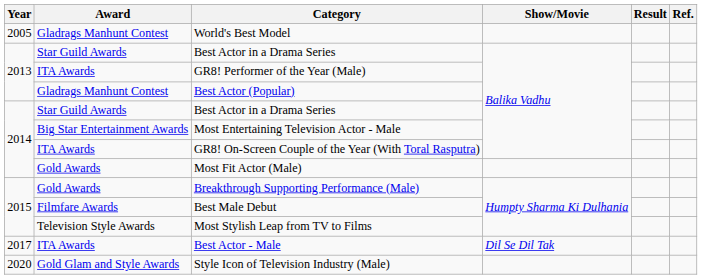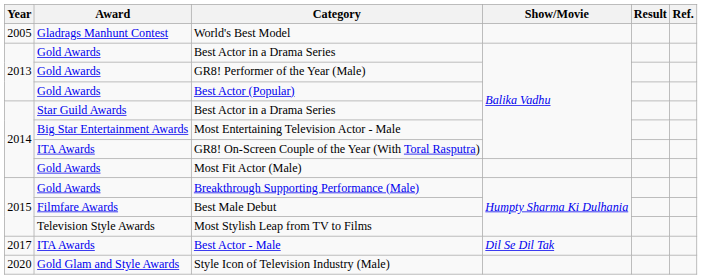(82, 52) Star Guild Awards -> (69, 52) Gold Awards
(66, 71) ITA Awards -> (69, 71) Gold Awards
(103, 91) Gladrags Manhunt Contest -> (69, 91) Gold Awards
